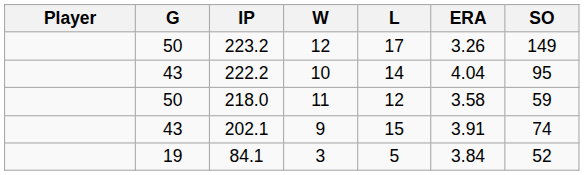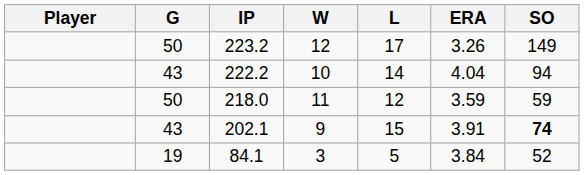(542, 73) 95 -> (542, 73) 94
(468, 101) 3.58 -> (468, 101) 3.59
(542, 128) normal -> (542, 128) bold
